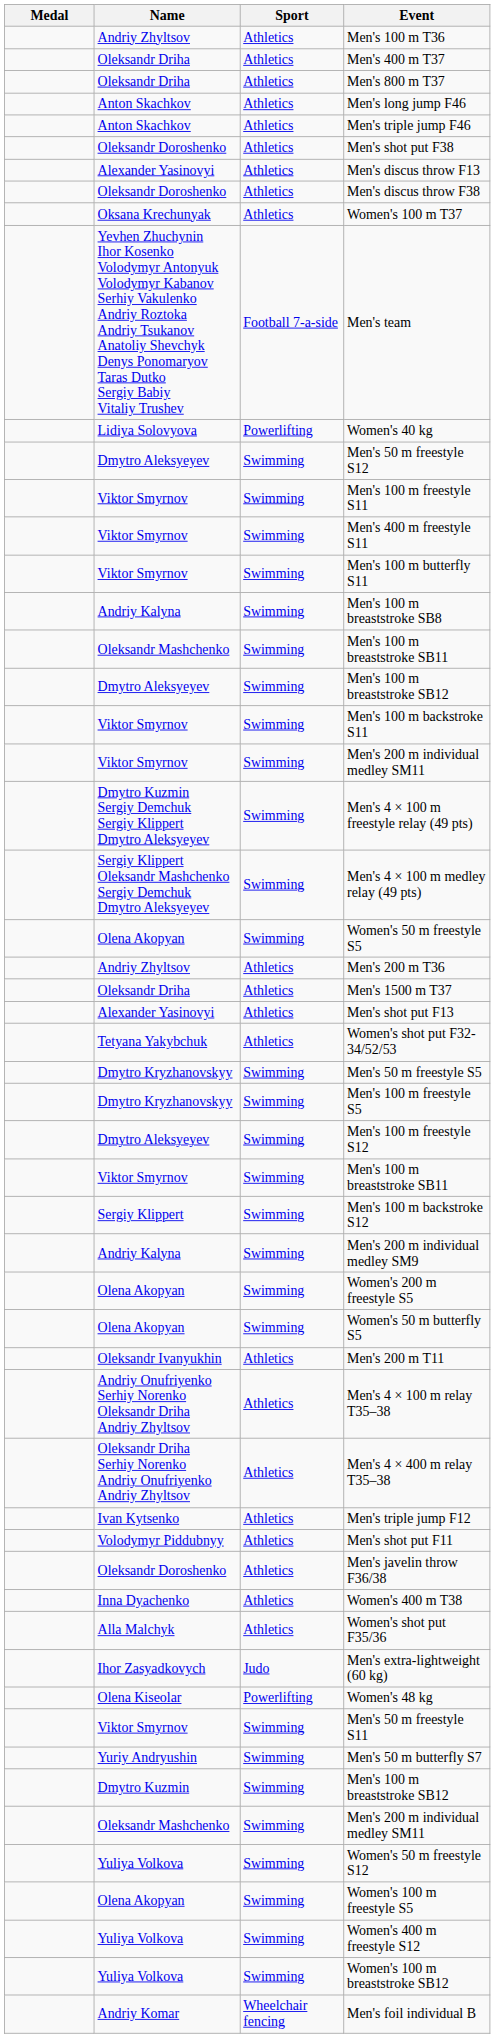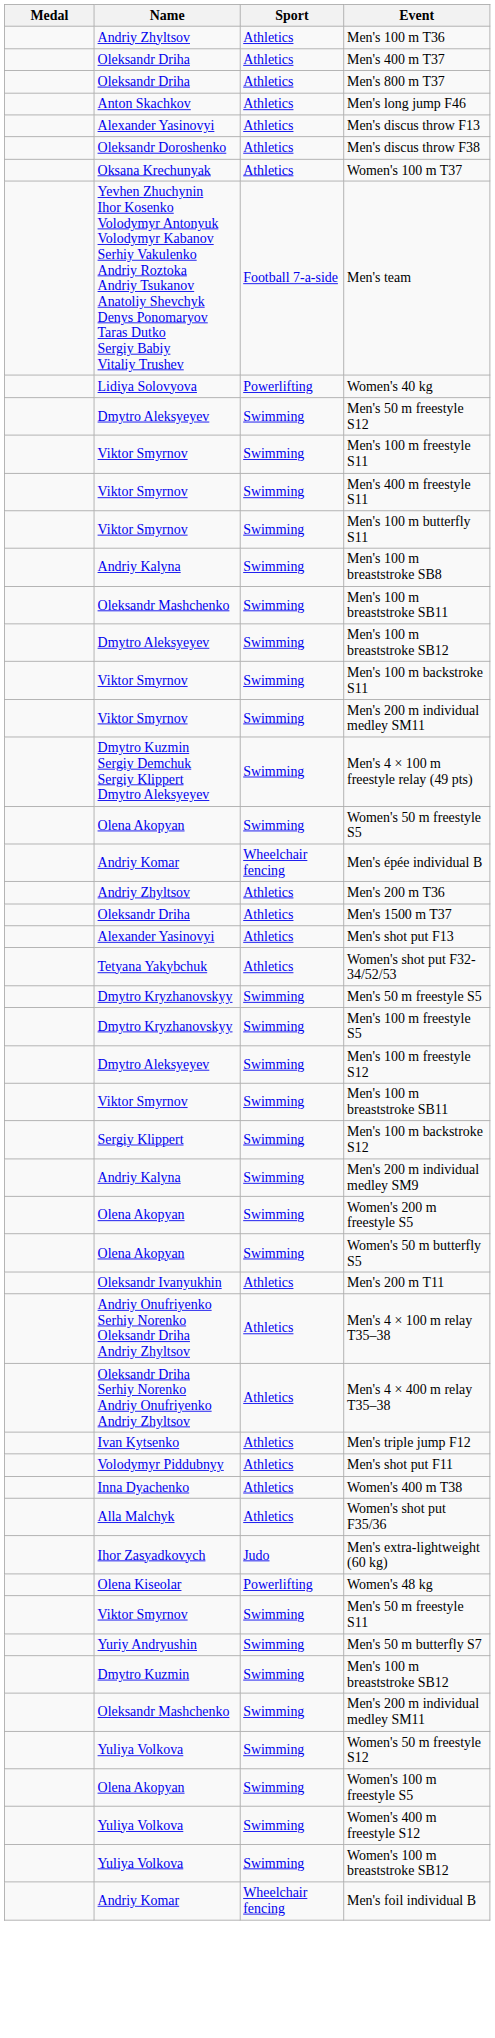- row: (144, 125)
- row: (162, 147)
- row: (163, 884)
+ row: (138, 862)
- row: (162, 1570)
